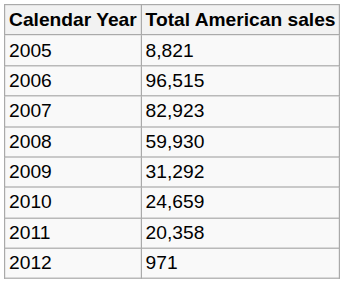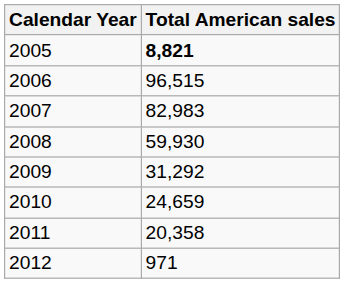(170, 50) normal -> (170, 50) bold
(175, 111) 82,923 -> (175, 111) 82,983
